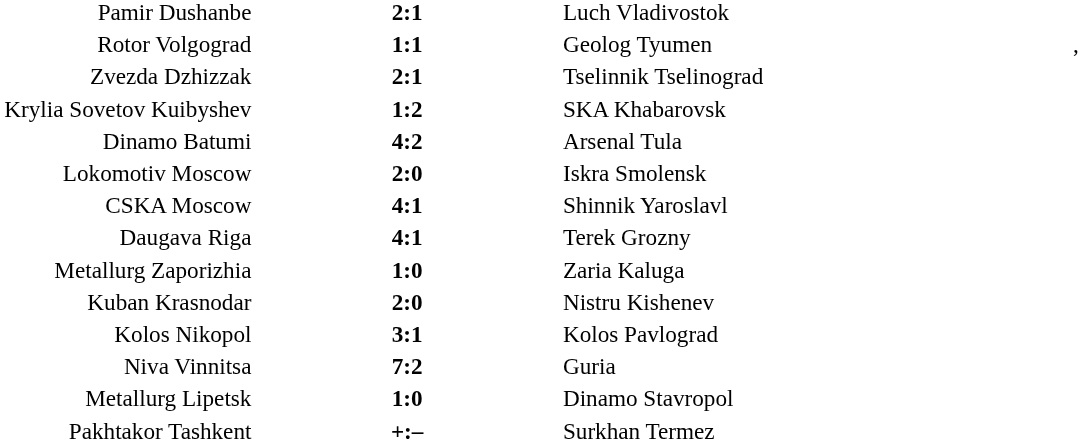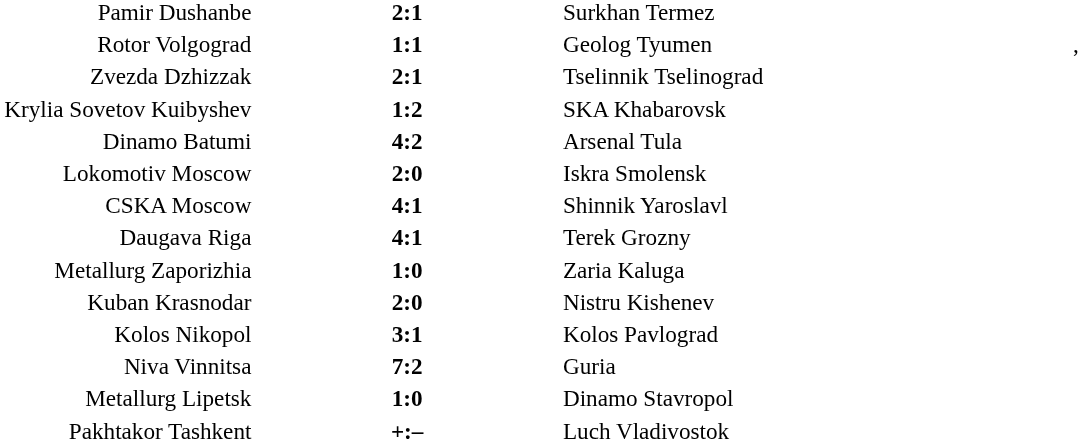(646, 12) Luch Vladivostok -> (639, 12) Surkhan Termez
(639, 431) Surkhan Termez -> (646, 431) Luch Vladivostok
